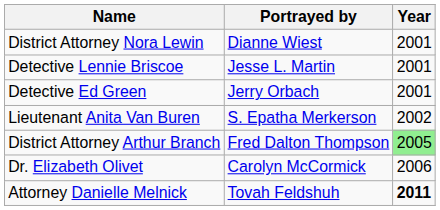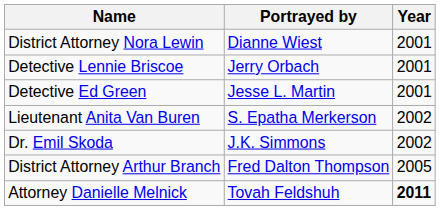(281, 67) Jesse L. Martin -> (273, 67) Jerry Orbach
(273, 92) Jerry Orbach -> (281, 92) Jesse L. Martin
+ row: (61, 142)
(414, 142) lightgreen background -> (414, 167) no background
- row: (75, 167)
